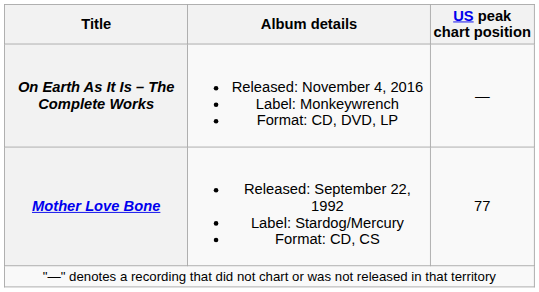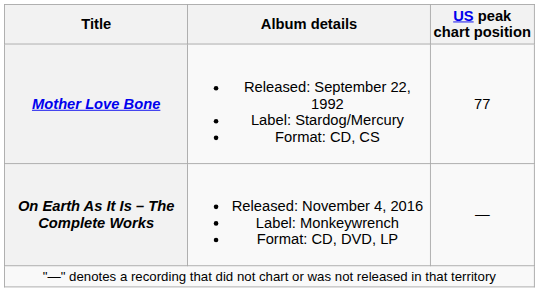rows swapped: (96, 206) <-> (96, 95)
